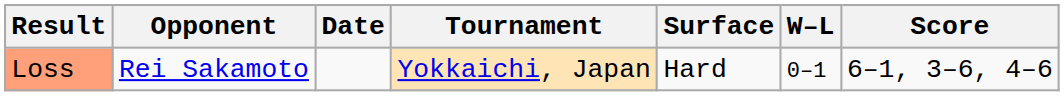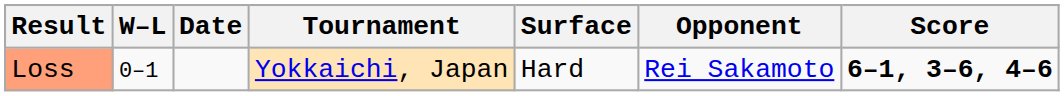columns swapped: (811, 27) <-> (214, 27)
(950, 70) normal -> (950, 70) bold
